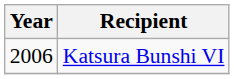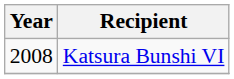(31, 55) 2006 -> (31, 55) 2008
